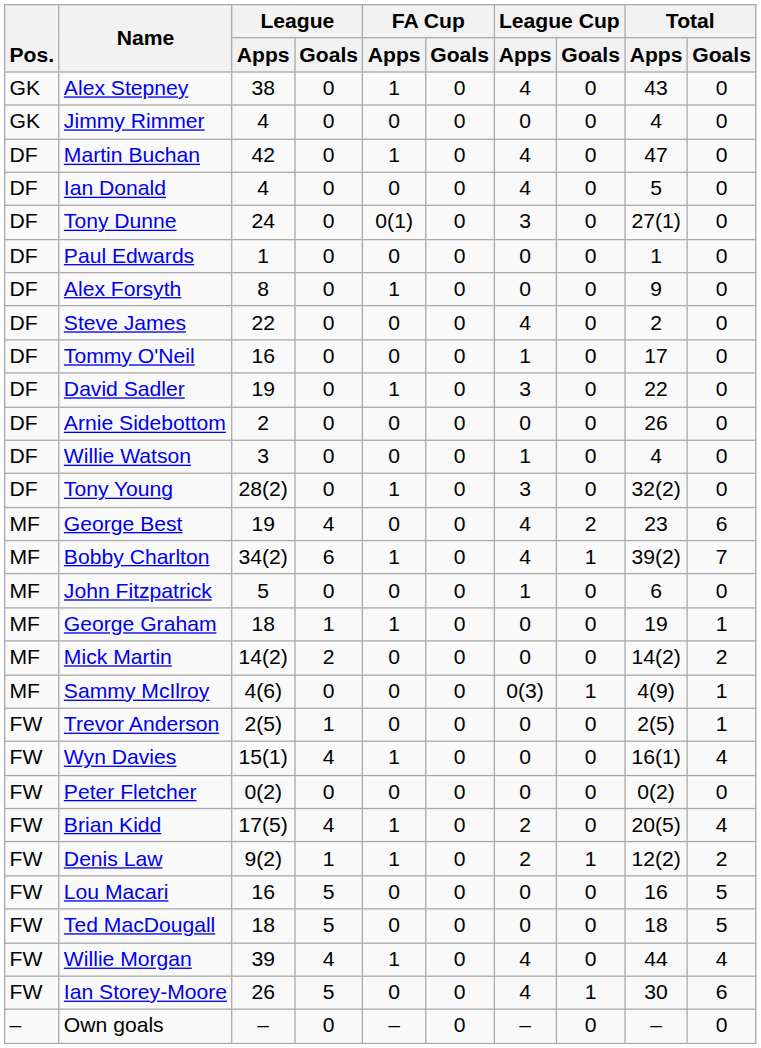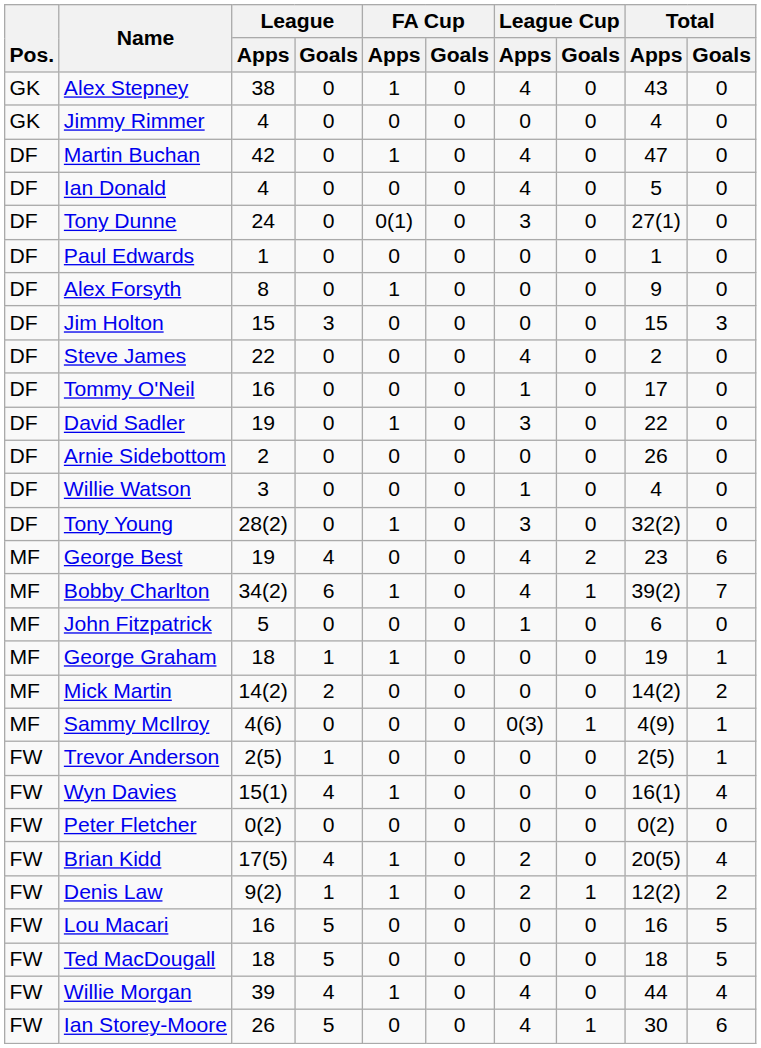+ row: (114, 322)
- row: (114, 1026)
